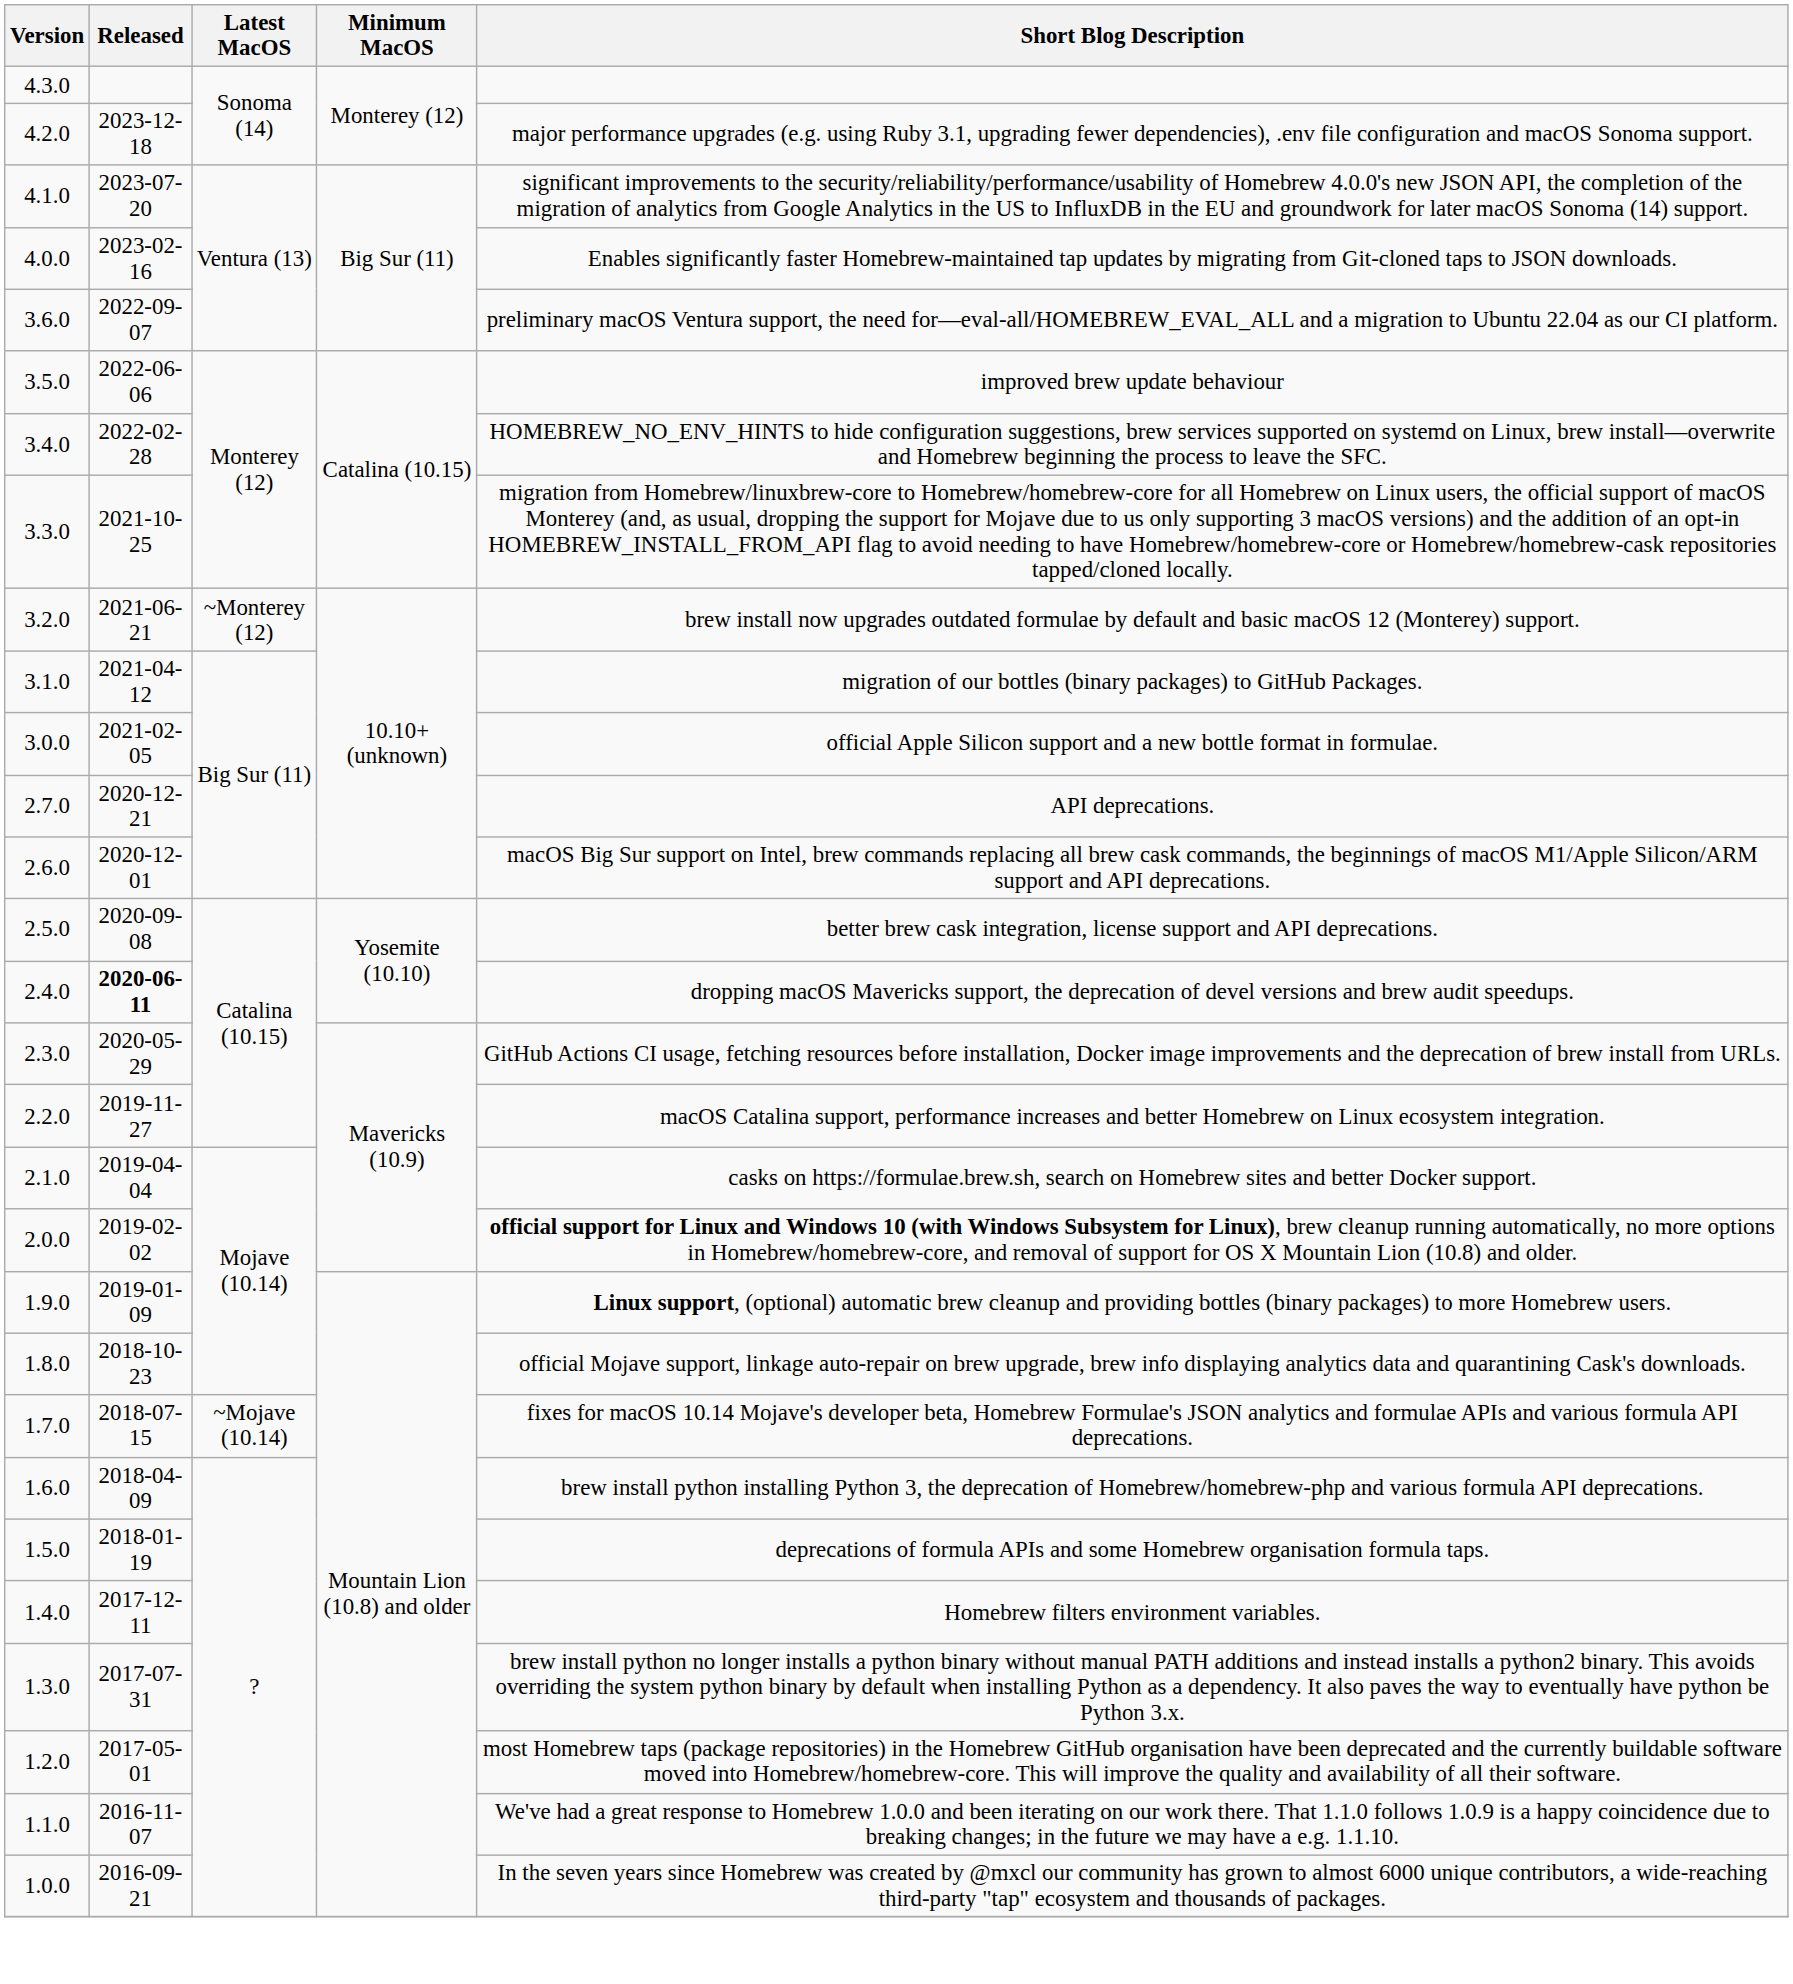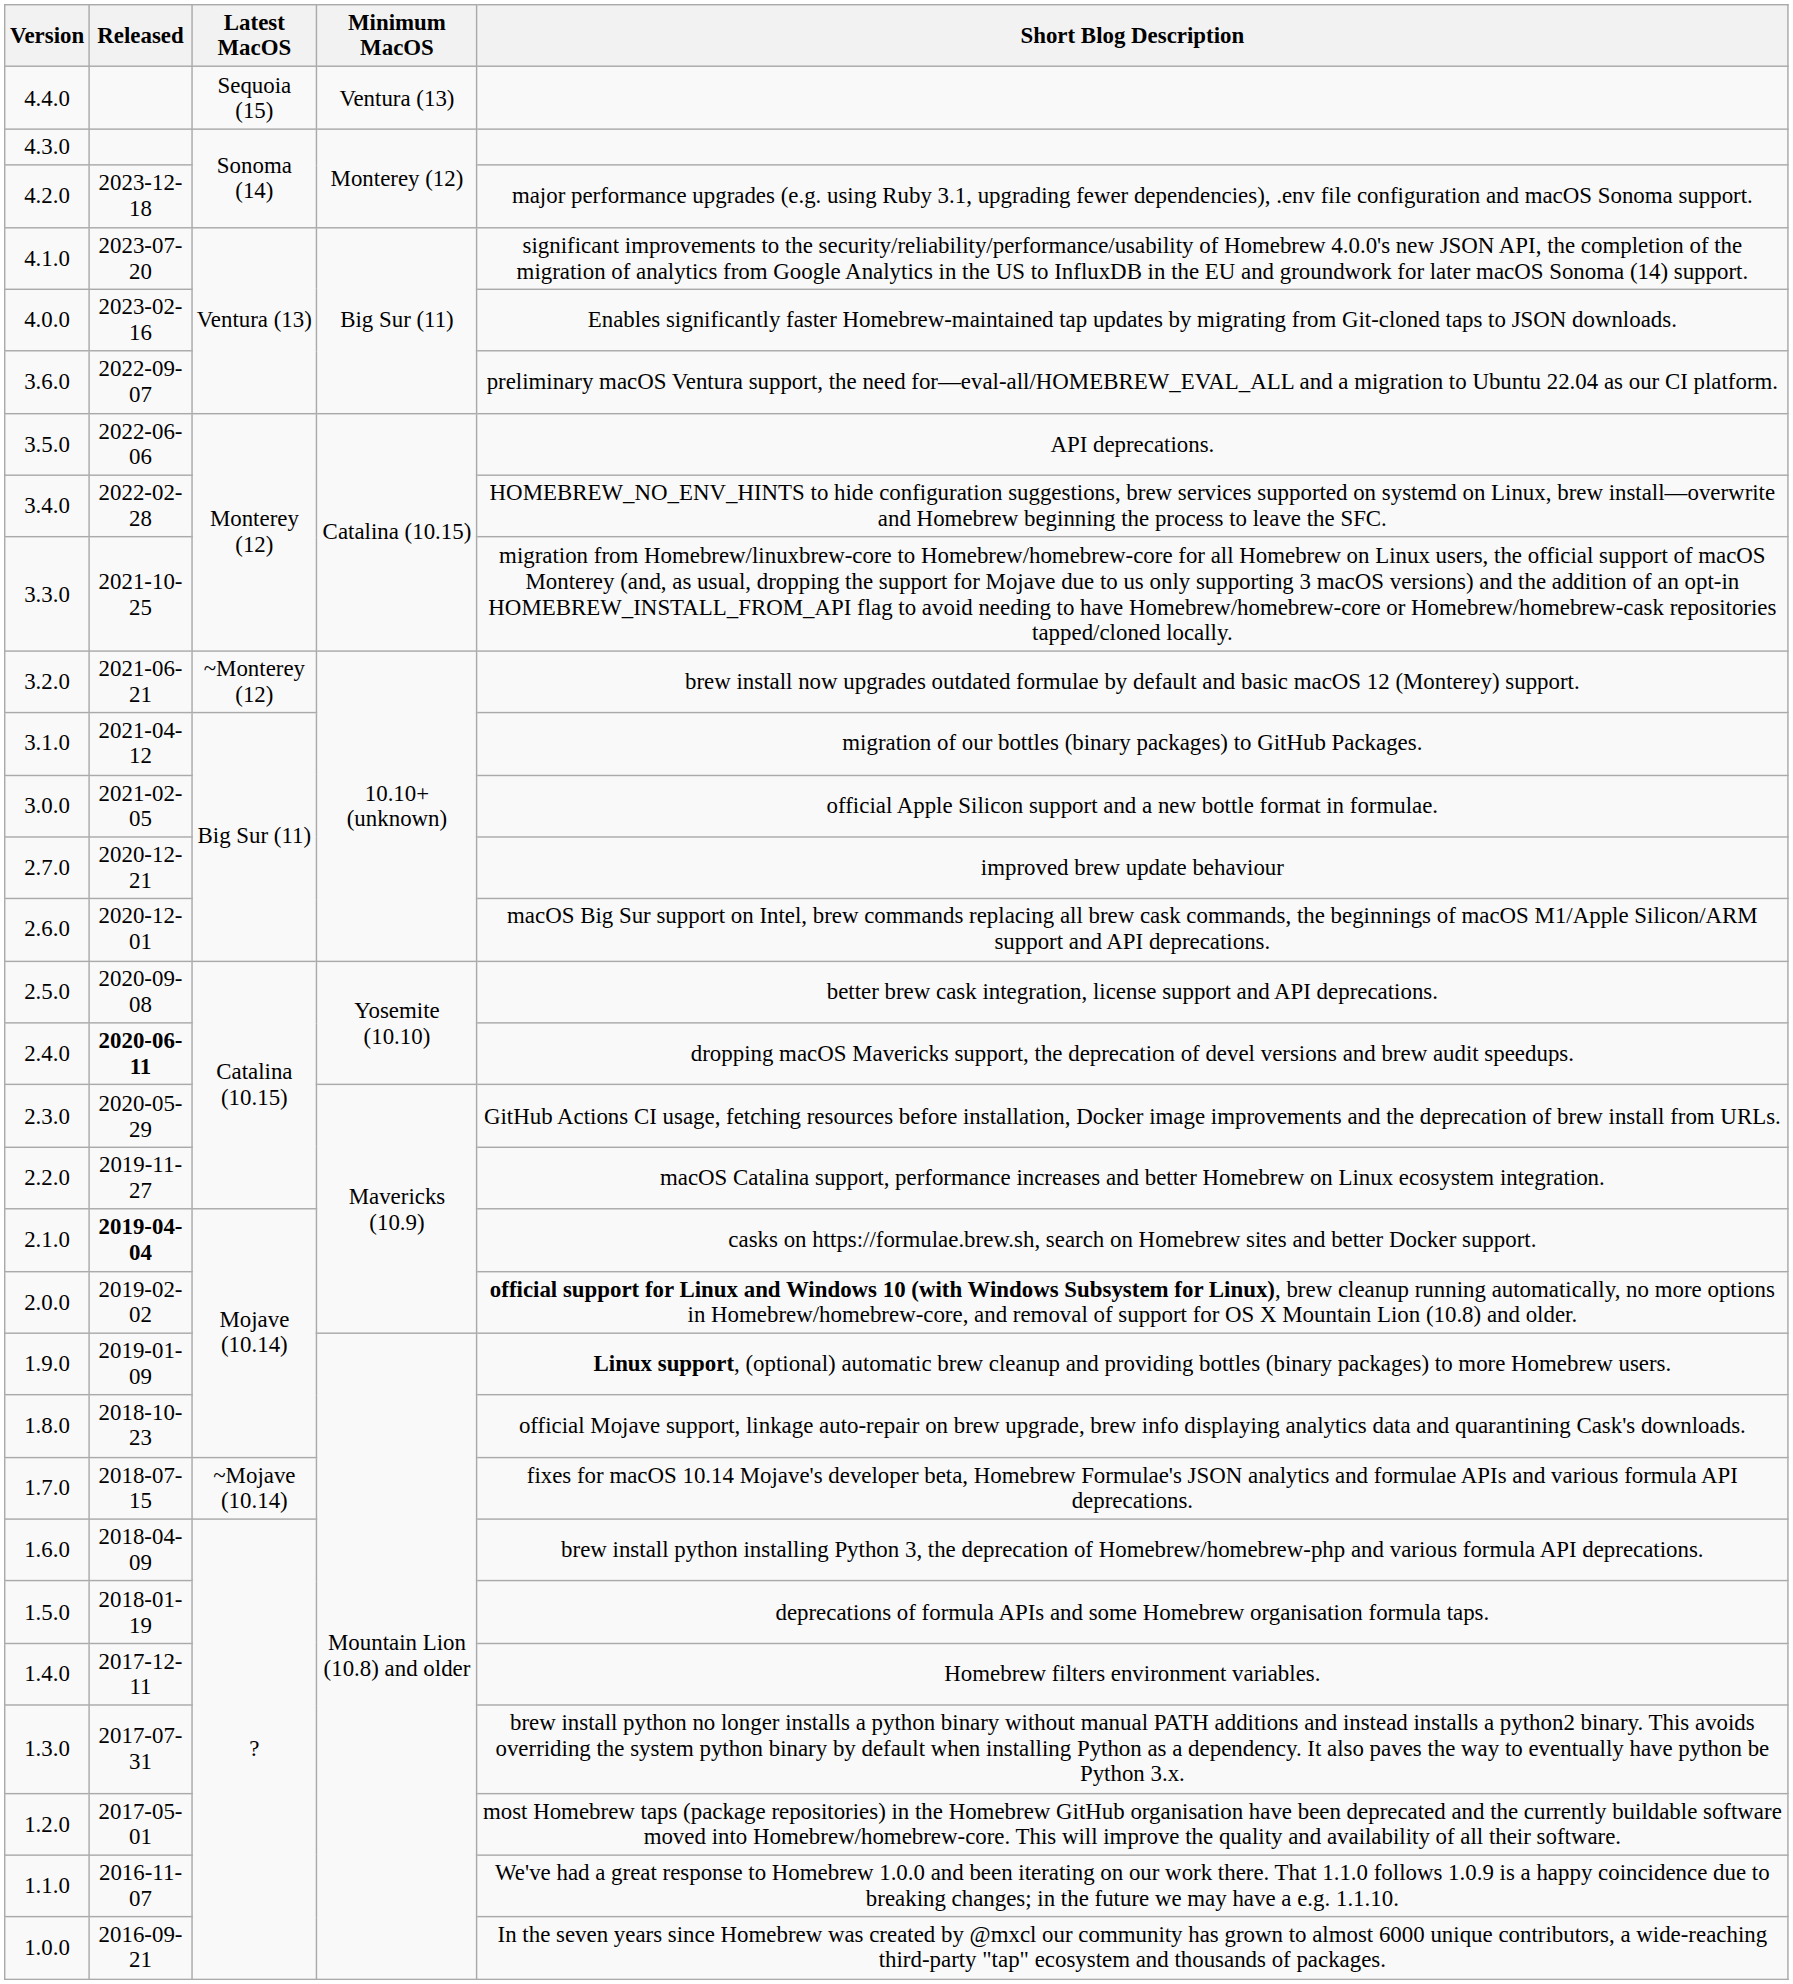+ row: (47, 97)
(1132, 381) improved brew update behaviour -> (1132, 443) API deprecations.
(1132, 805) API deprecations. -> (1132, 867) improved brew update behaviour
(140, 1177) normal -> (140, 1239) bold
